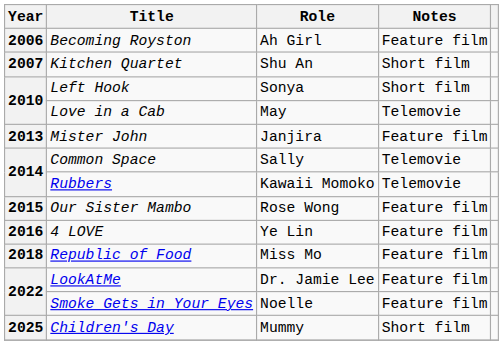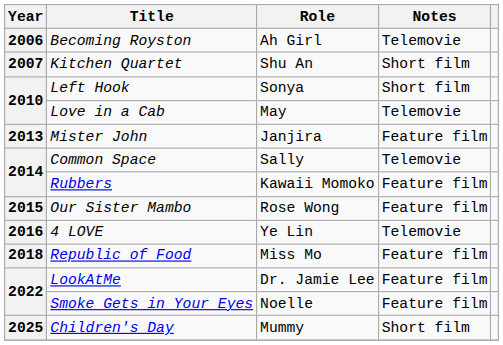(435, 40) Feature film -> (421, 40) Telemovie
(421, 184) Telemovie -> (435, 184) Feature film
(435, 232) Feature film -> (421, 232) Telemovie
